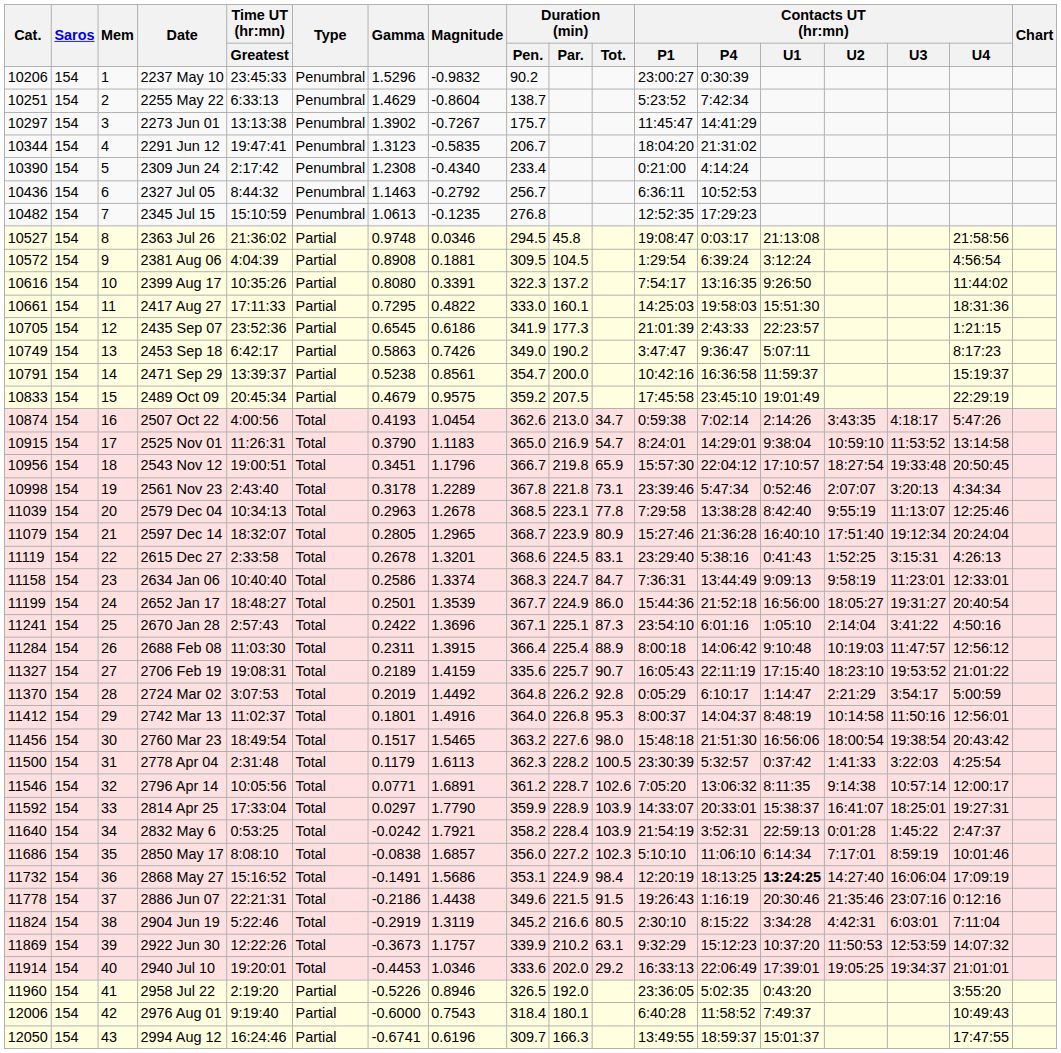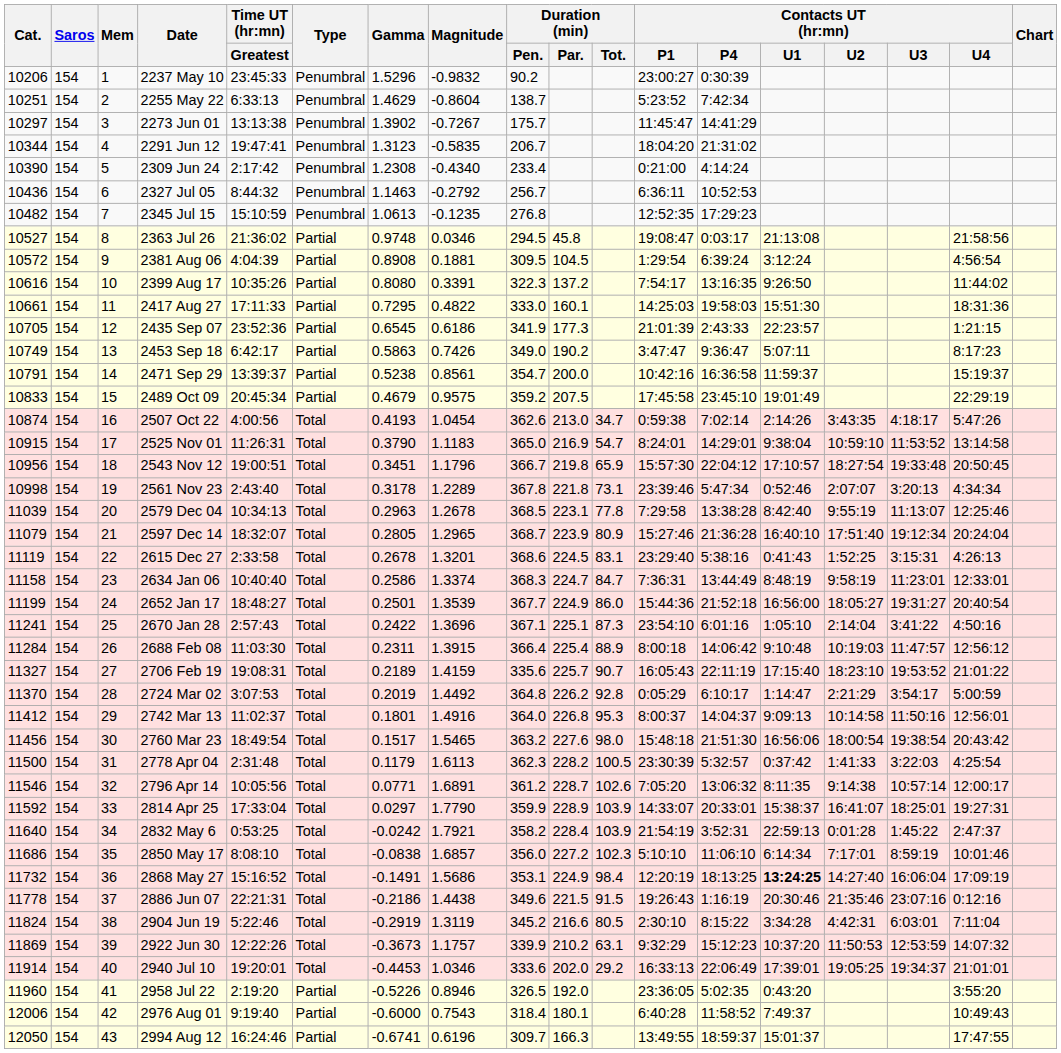(787, 580) 9:09:13 -> (787, 580) 8:48:19
(787, 717) 8:48:19 -> (787, 717) 9:09:13
